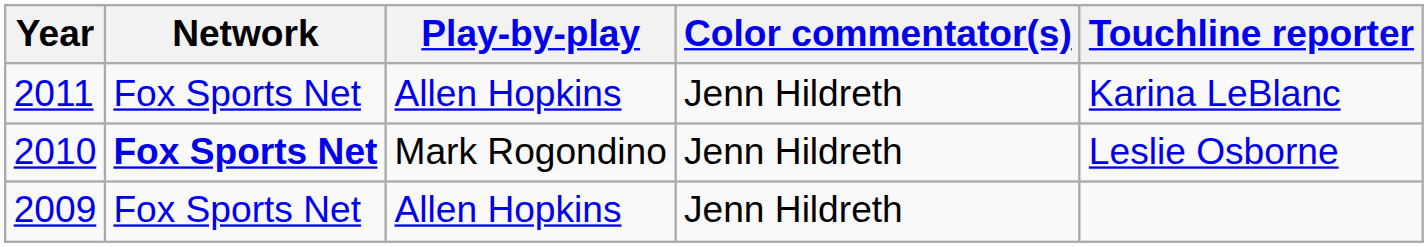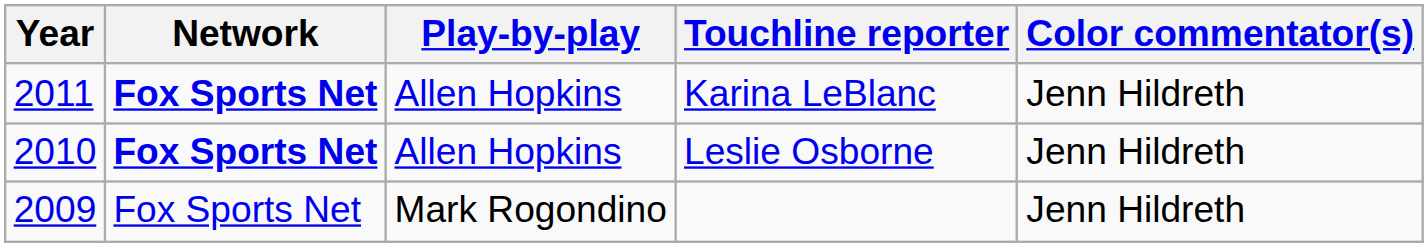columns swapped: (878, 33) <-> (1251, 33)
(237, 92) normal -> (245, 92) bold
(531, 151) Mark Rogondino -> (508, 151) Allen Hopkins
(508, 210) Allen Hopkins -> (531, 210) Mark Rogondino
